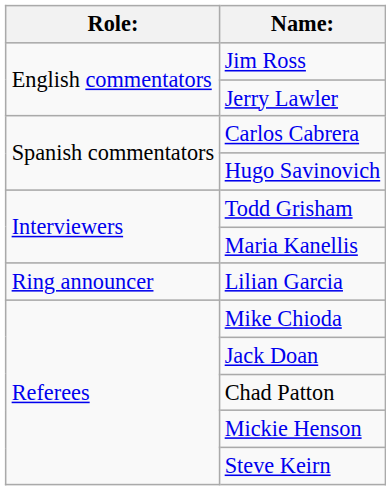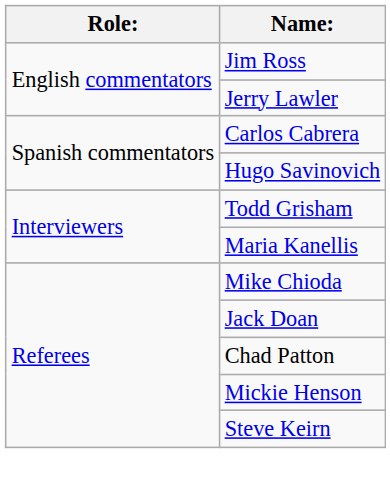- row: (284, 281)
